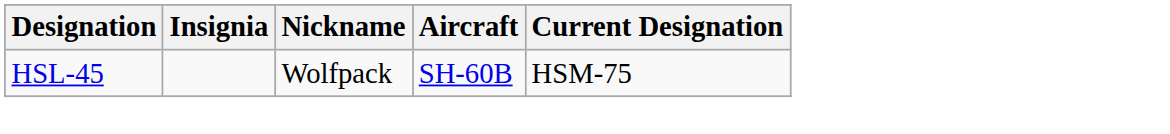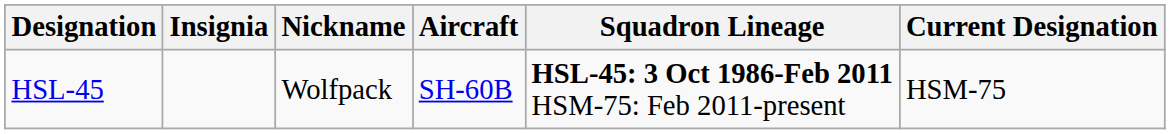+ column: (712, 27)
